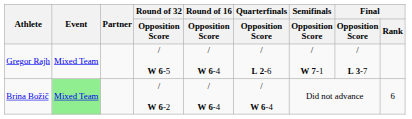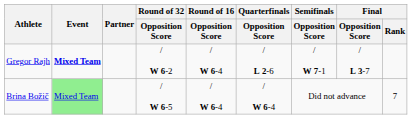(76, 61) normal -> (77, 61) bold
(159, 61) / W 6-5 -> (161, 61) / W 6-2
(159, 97) / W 6-2 -> (161, 97) / W 6-5
(393, 97) 6 -> (395, 97) 7
